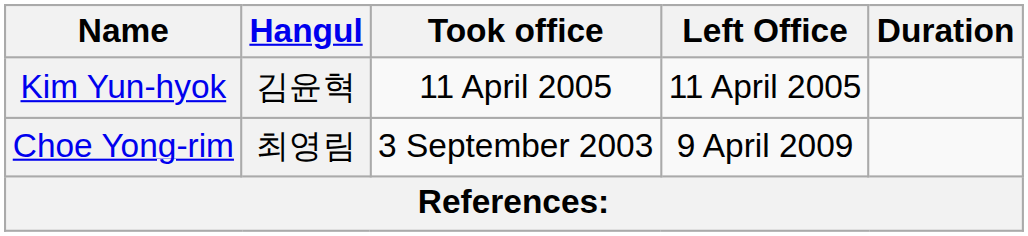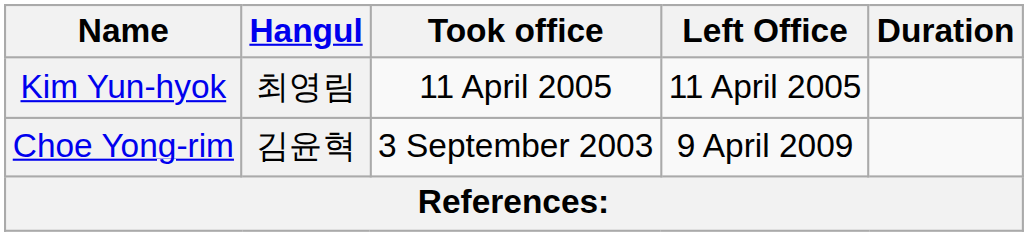(306, 86) 김윤혁 -> (306, 86) 최영림
(306, 145) 최영림 -> (306, 145) 김윤혁
